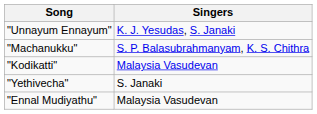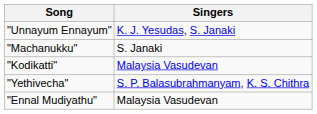(213, 48) S. P. Balasubrahmanyam, K. S. Chithra -> (139, 48) S. Janaki
(139, 83) S. Janaki -> (213, 83) S. P. Balasubrahmanyam, K. S. Chithra
